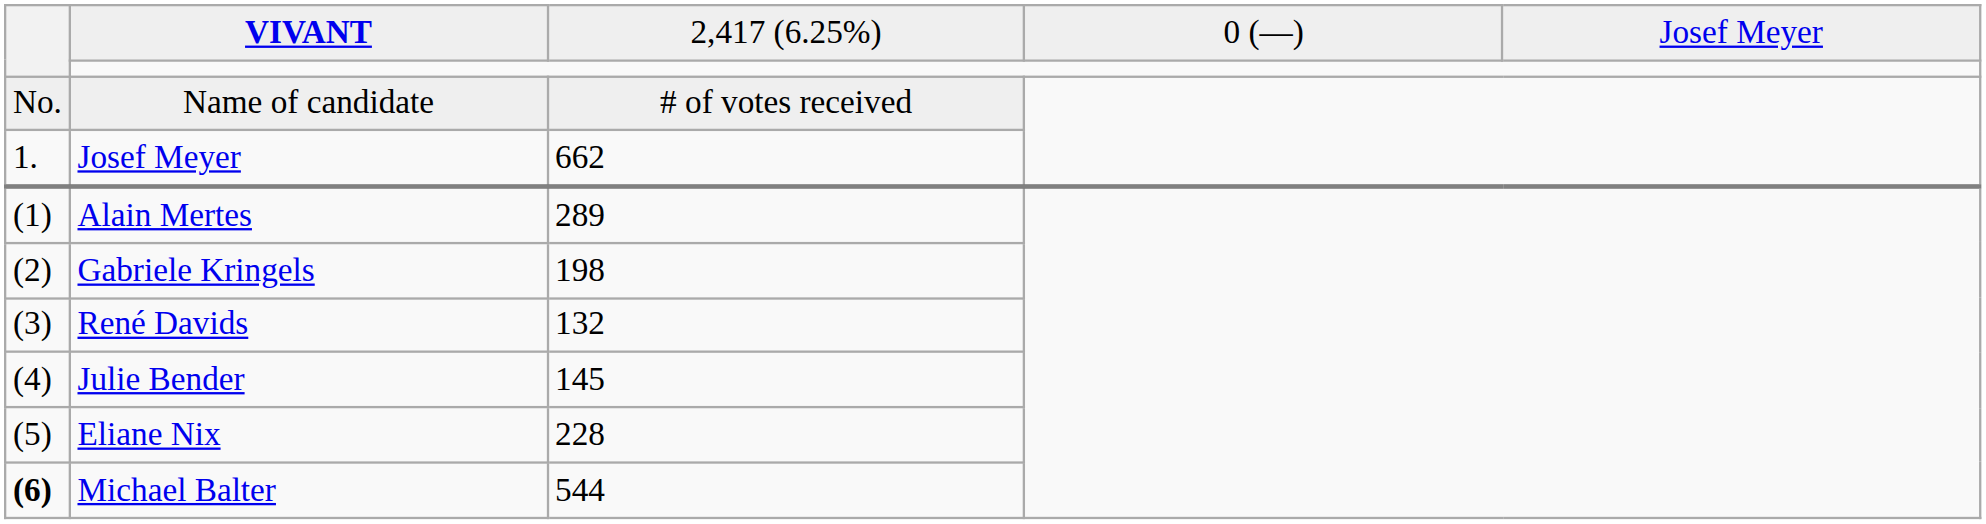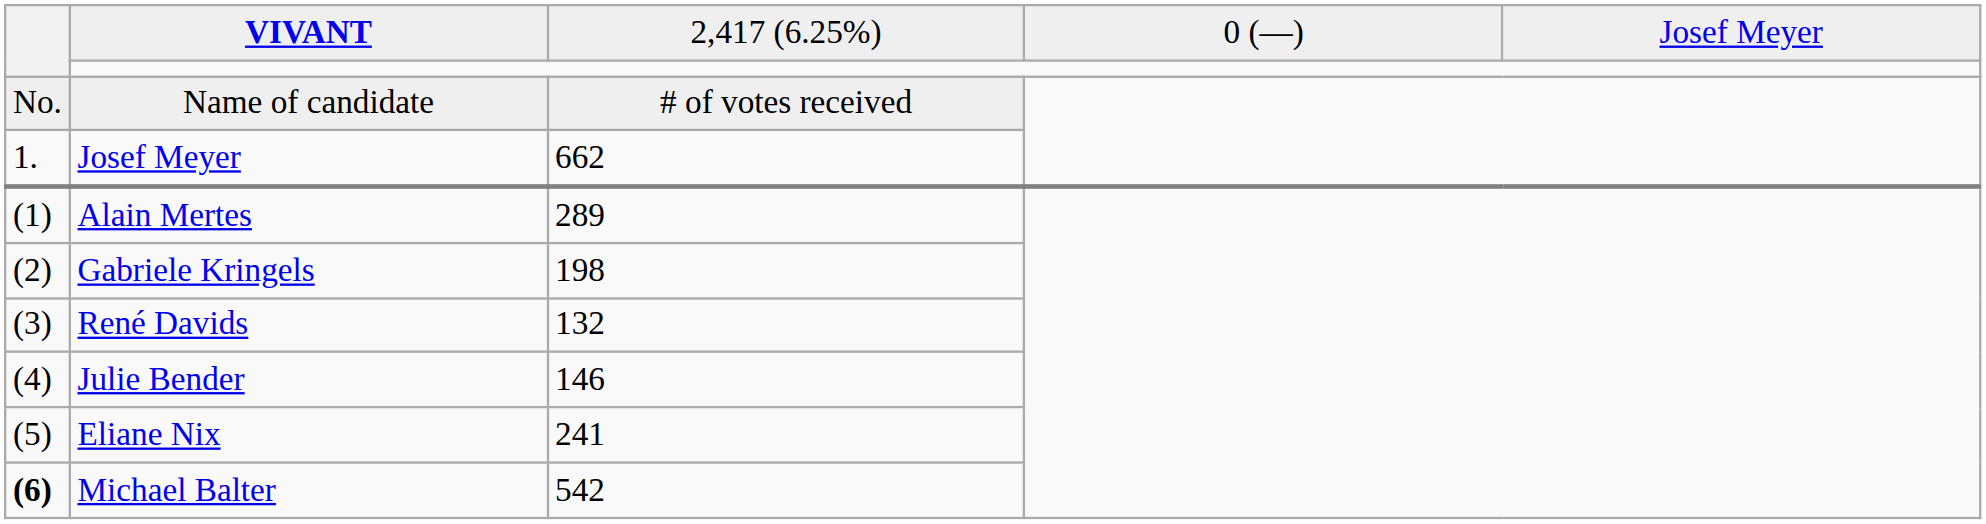(580, 379) 145 -> (580, 379) 146
(580, 434) 228 -> (580, 434) 241
(580, 489) 544 -> (580, 489) 542
